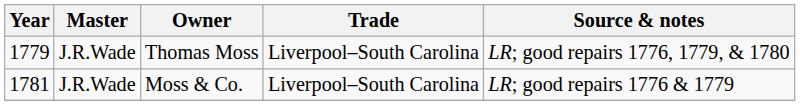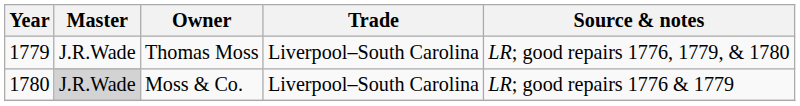(29, 84) 1781 -> (29, 84) 1780
(97, 84) no background -> (97, 84) lightgrey background
